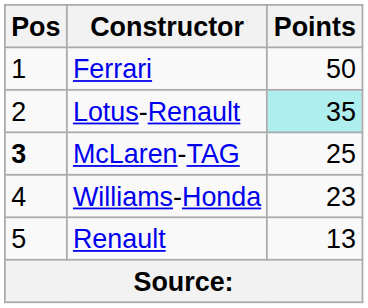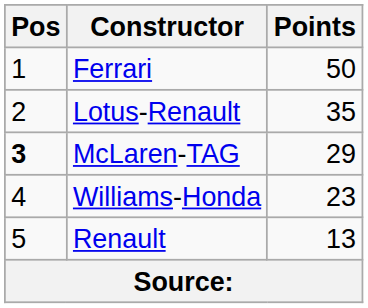(341, 112) paleturquoise background -> (341, 112) no background
(341, 154) 25 -> (341, 154) 29
